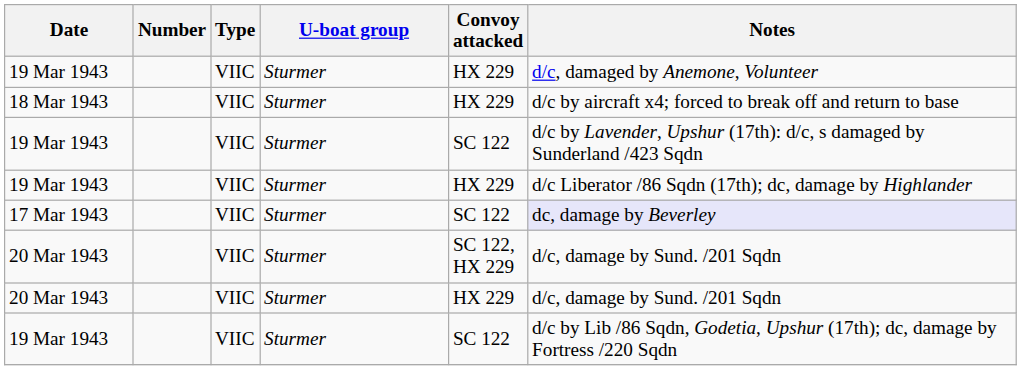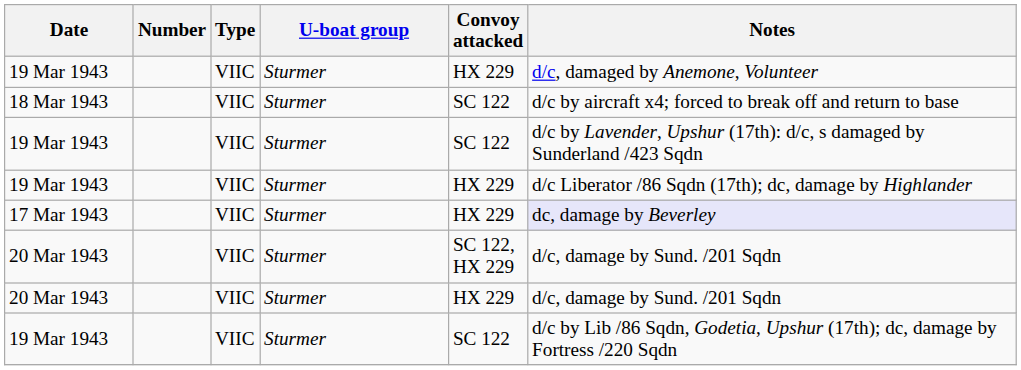(484, 102) HX 229 -> (481, 102) SC 122
(481, 215) SC 122 -> (484, 215) HX 229
